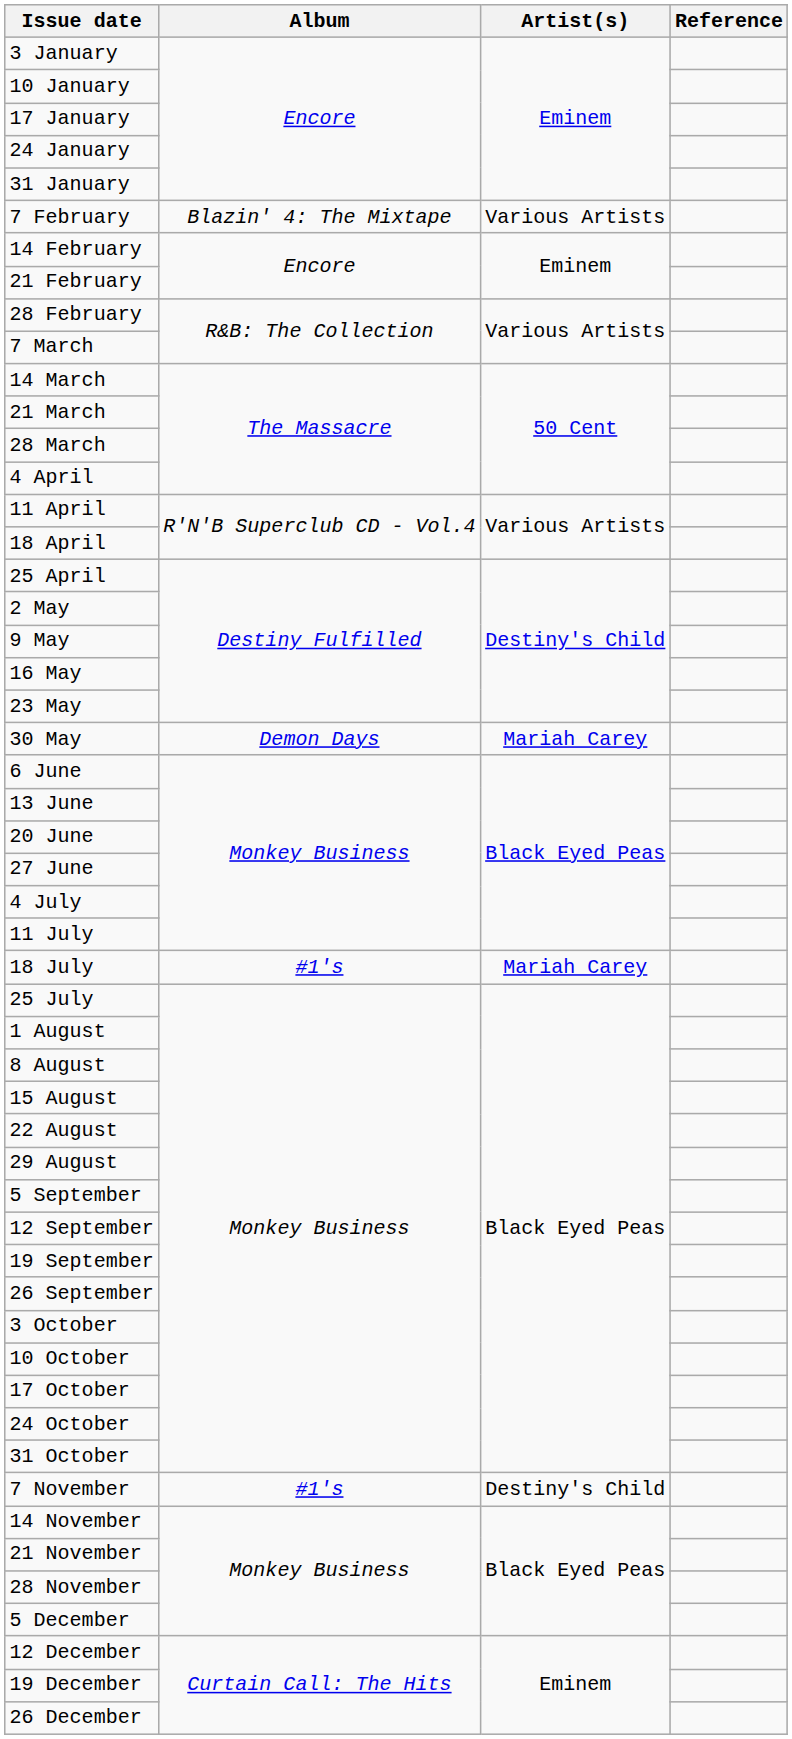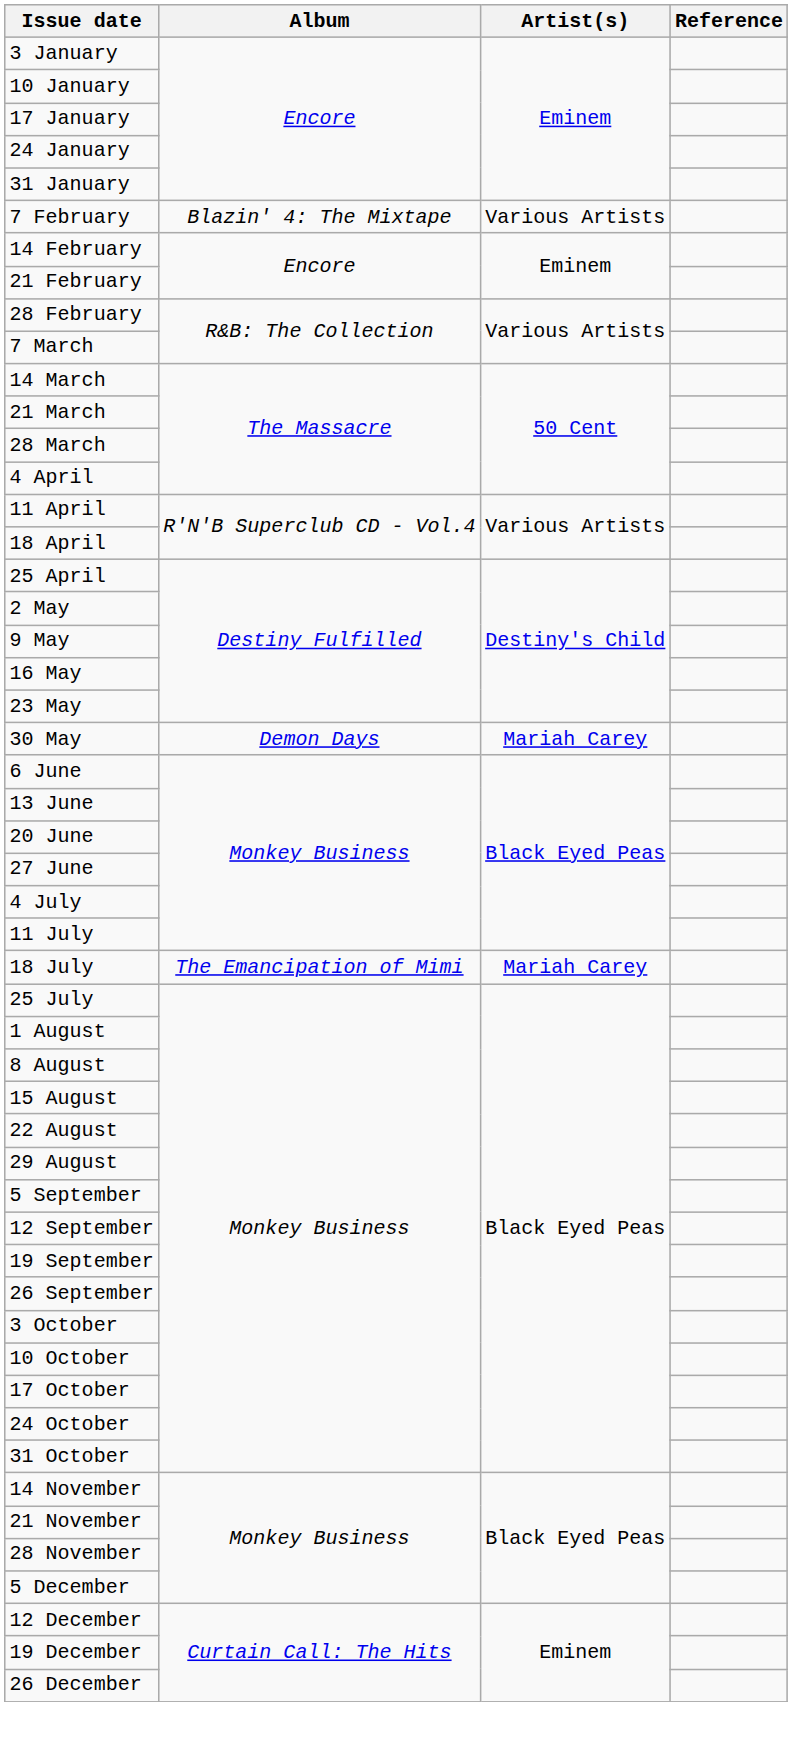(319, 967) #1's -> (319, 967) The Emancipation of Mimi
- row: (70, 1489)
